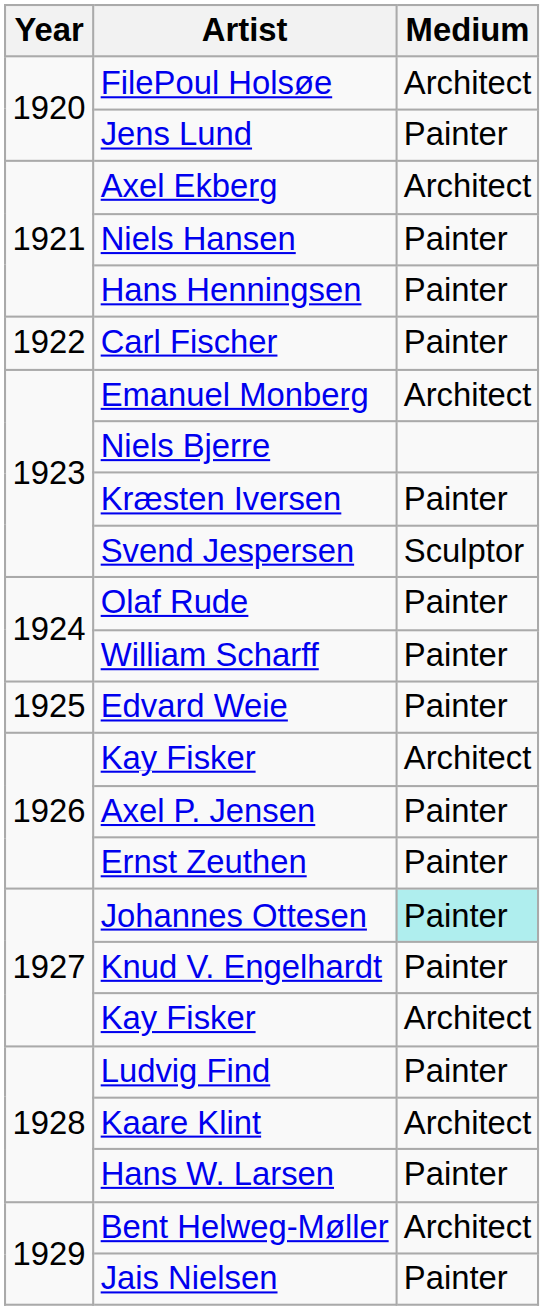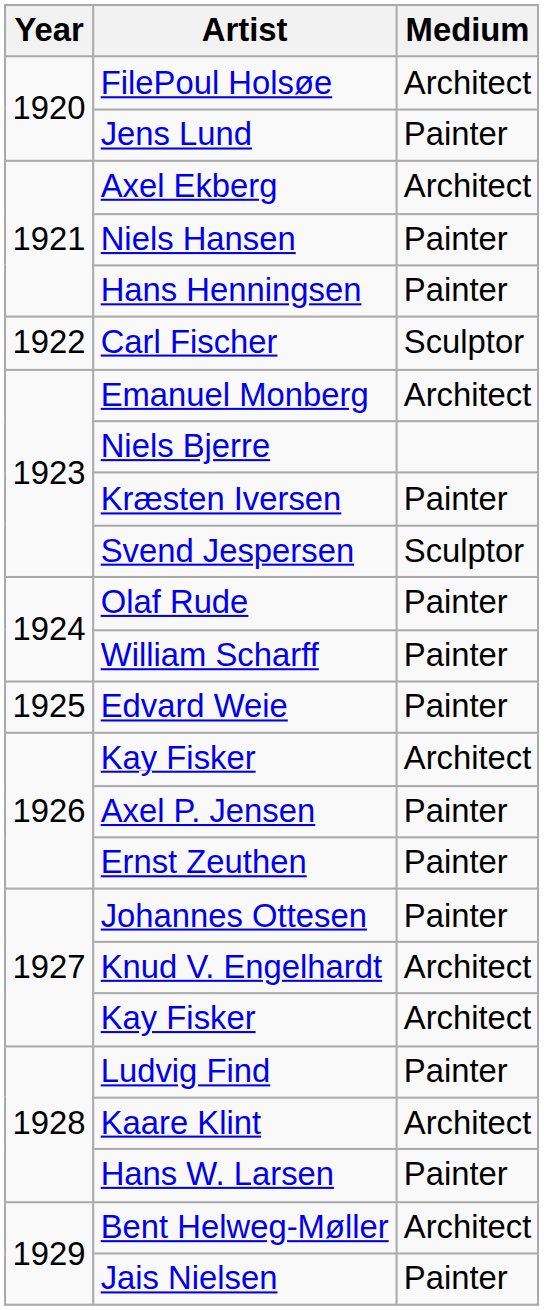(456, 342) Painter -> (464, 342) Sculptor
(456, 914) paleturquoise background -> (456, 914) no background
(456, 966) Painter -> (468, 966) Architect
